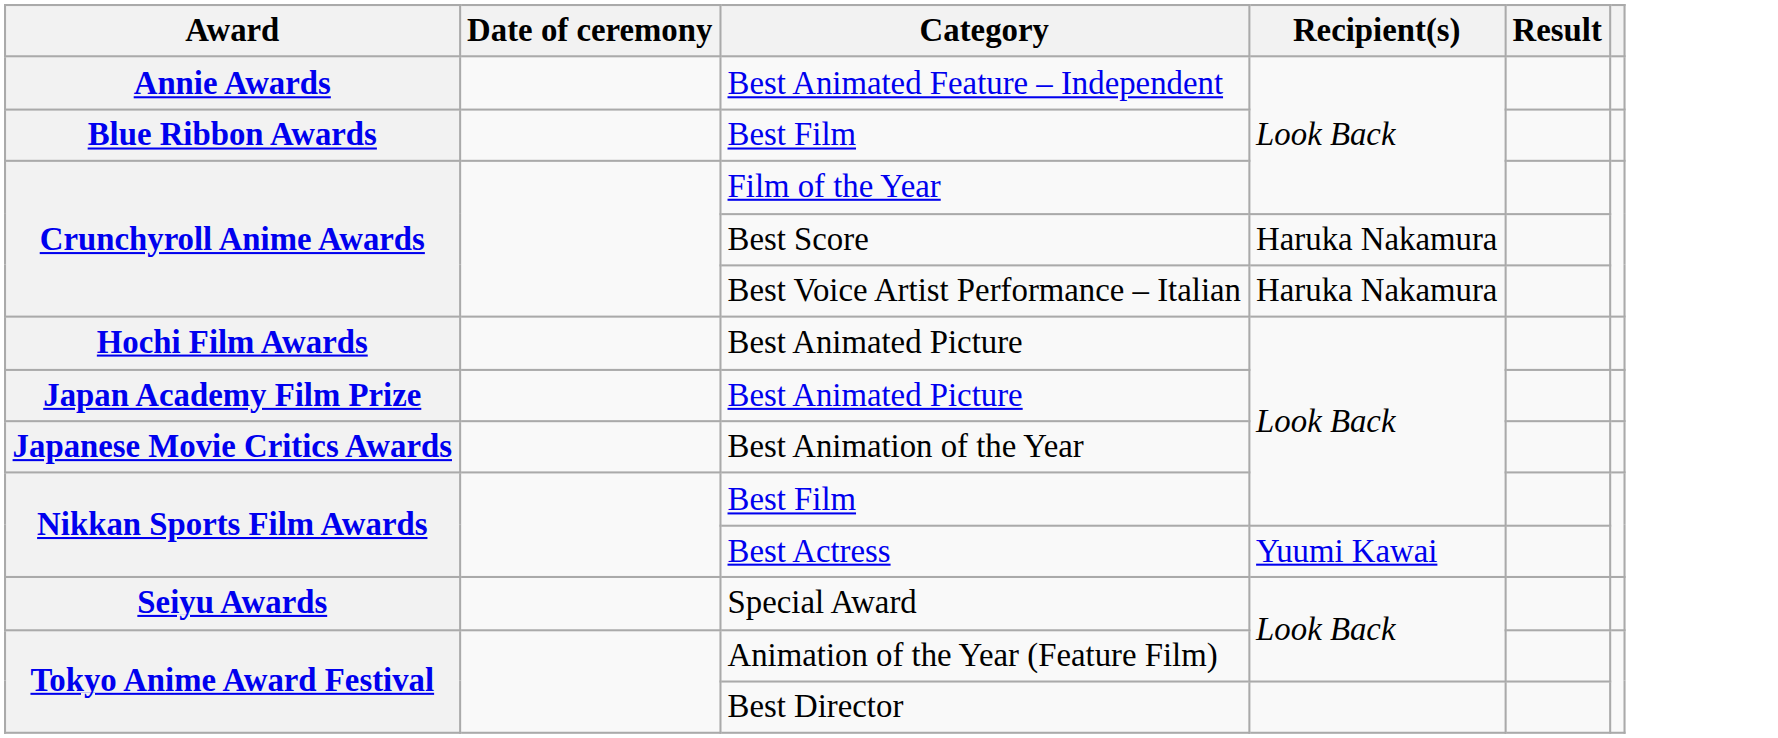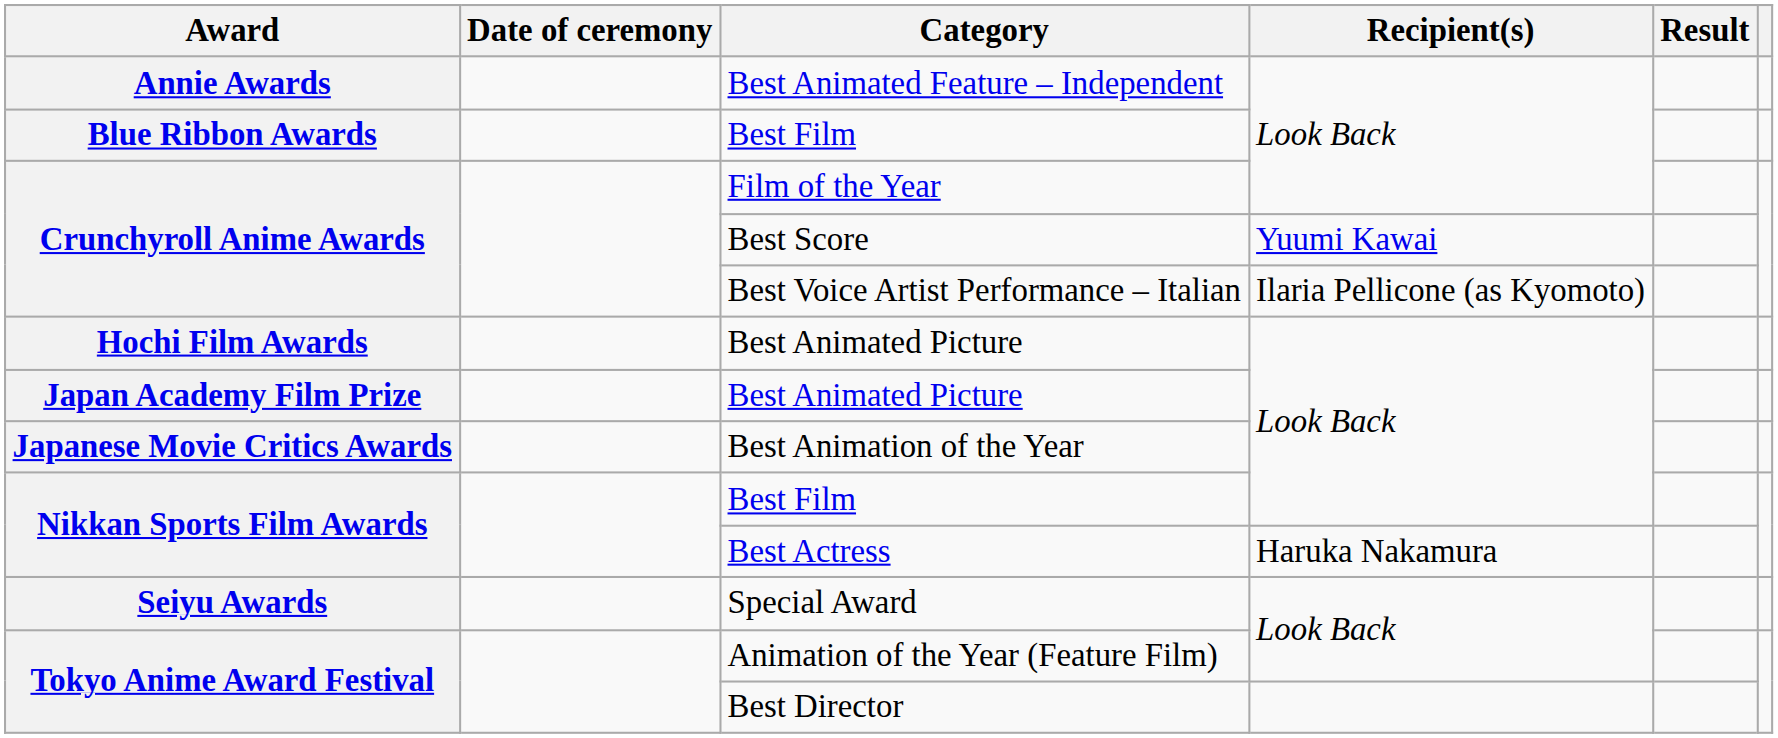(1377, 238) Haruka Nakamura -> (1347, 238) Yuumi Kawai
(1377, 290) Haruka Nakamura -> (1451, 290) Ilaria Pellicone (as Kyomoto)
(1347, 550) Yuumi Kawai -> (1377, 550) Haruka Nakamura
